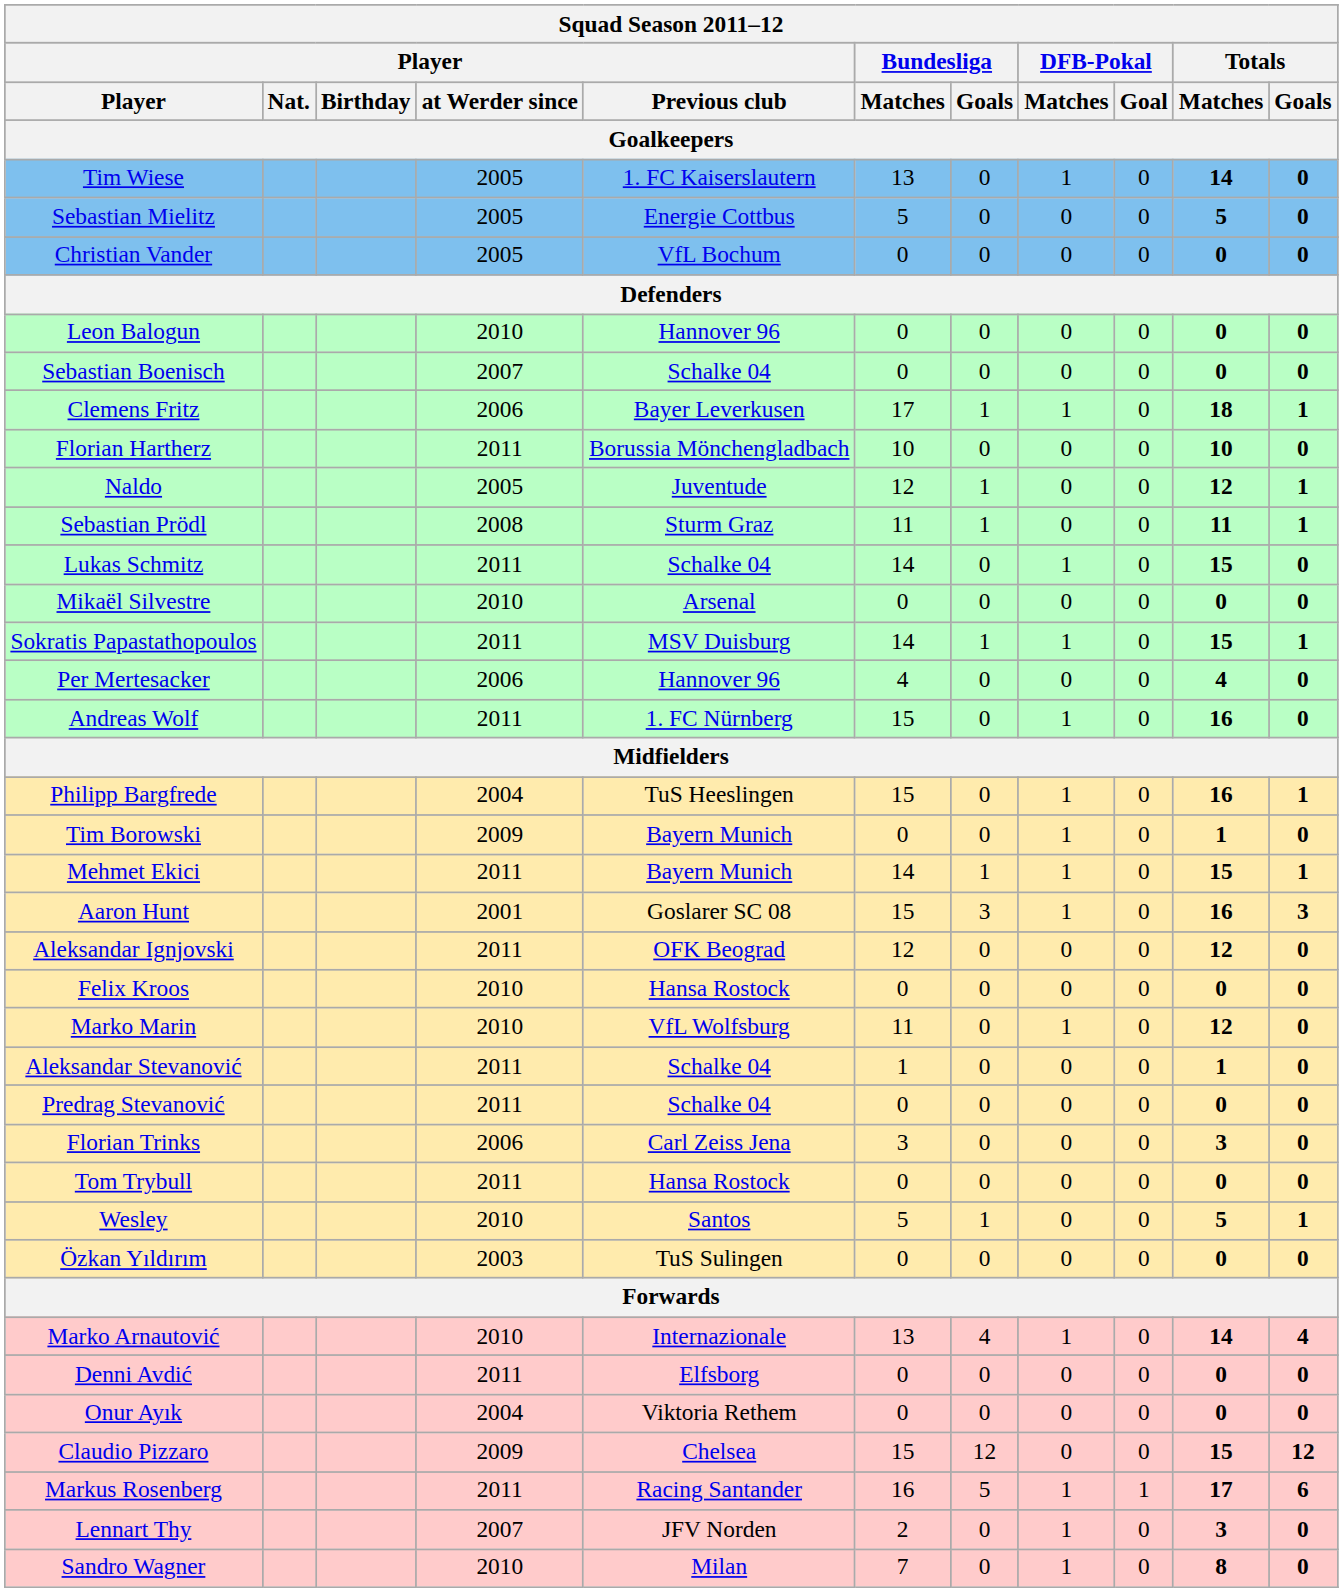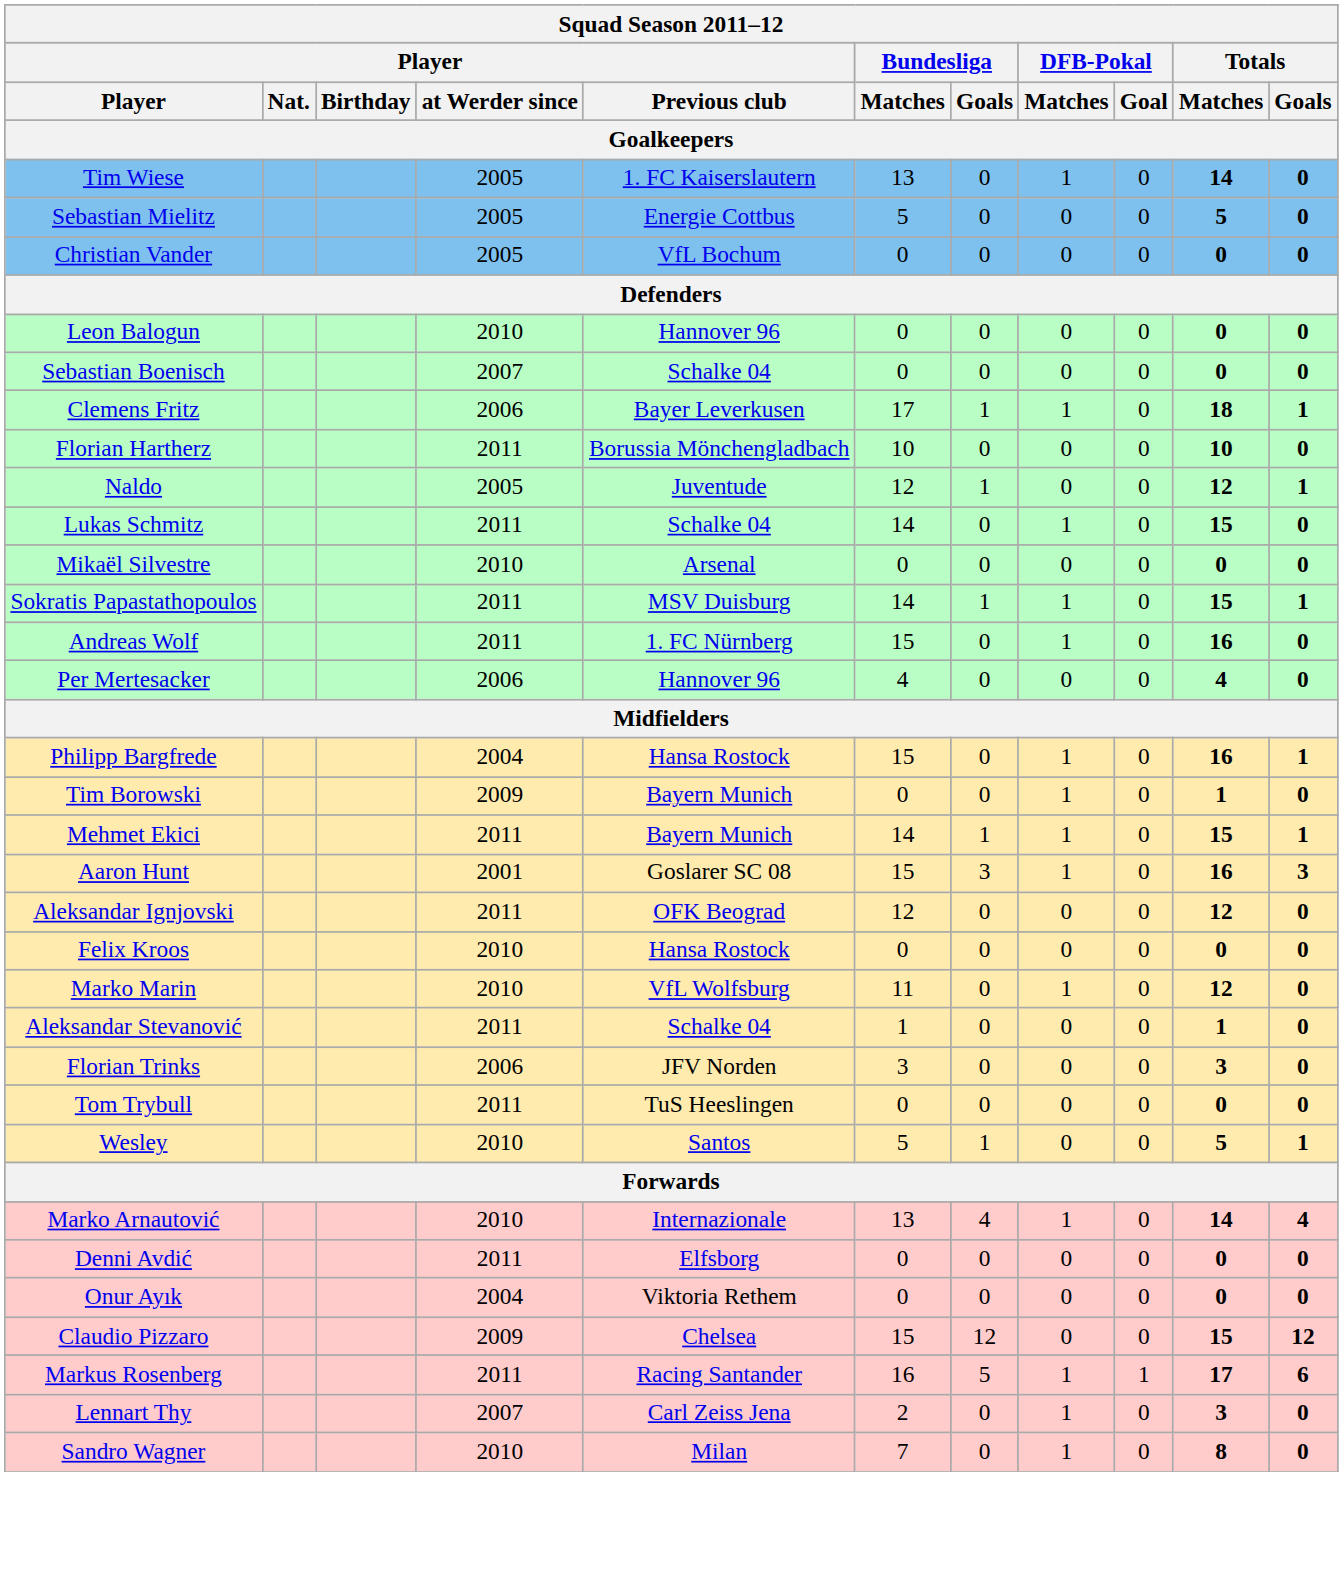- row: (133, 525)
rows swapped: (133, 718) <-> (133, 679)
(719, 795) TuS Heeslingen -> (719, 756) Hansa Rostock
- row: (133, 1103)
(719, 1142) Carl Zeiss Jena -> (719, 1065) JFV Norden
(719, 1181) Hansa Rostock -> (719, 1103) TuS Heeslingen
- row: (133, 1258)
(719, 1528) JFV Norden -> (719, 1412) Carl Zeiss Jena
